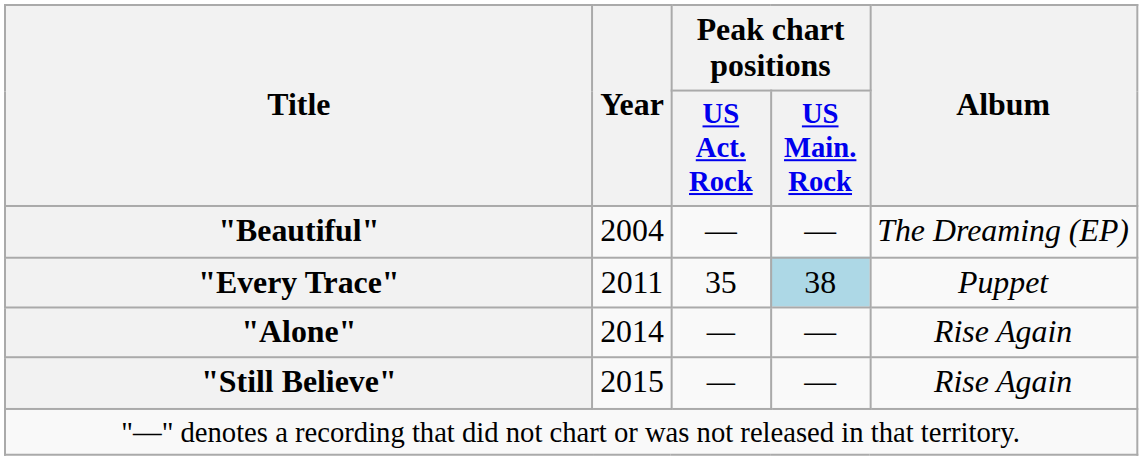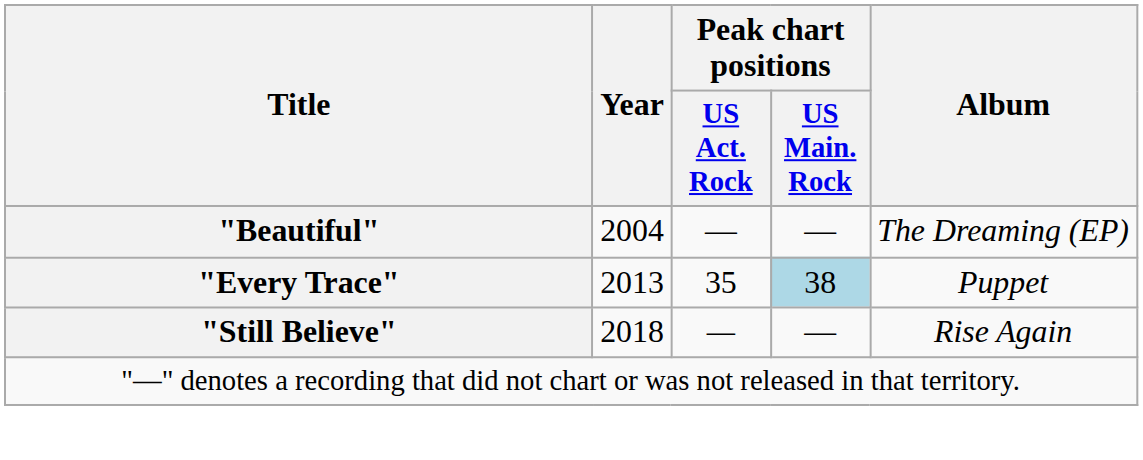(632, 281) 2011 -> (632, 281) 2013
- row: (299, 331)
(632, 382) 2015 -> (632, 331) 2018
